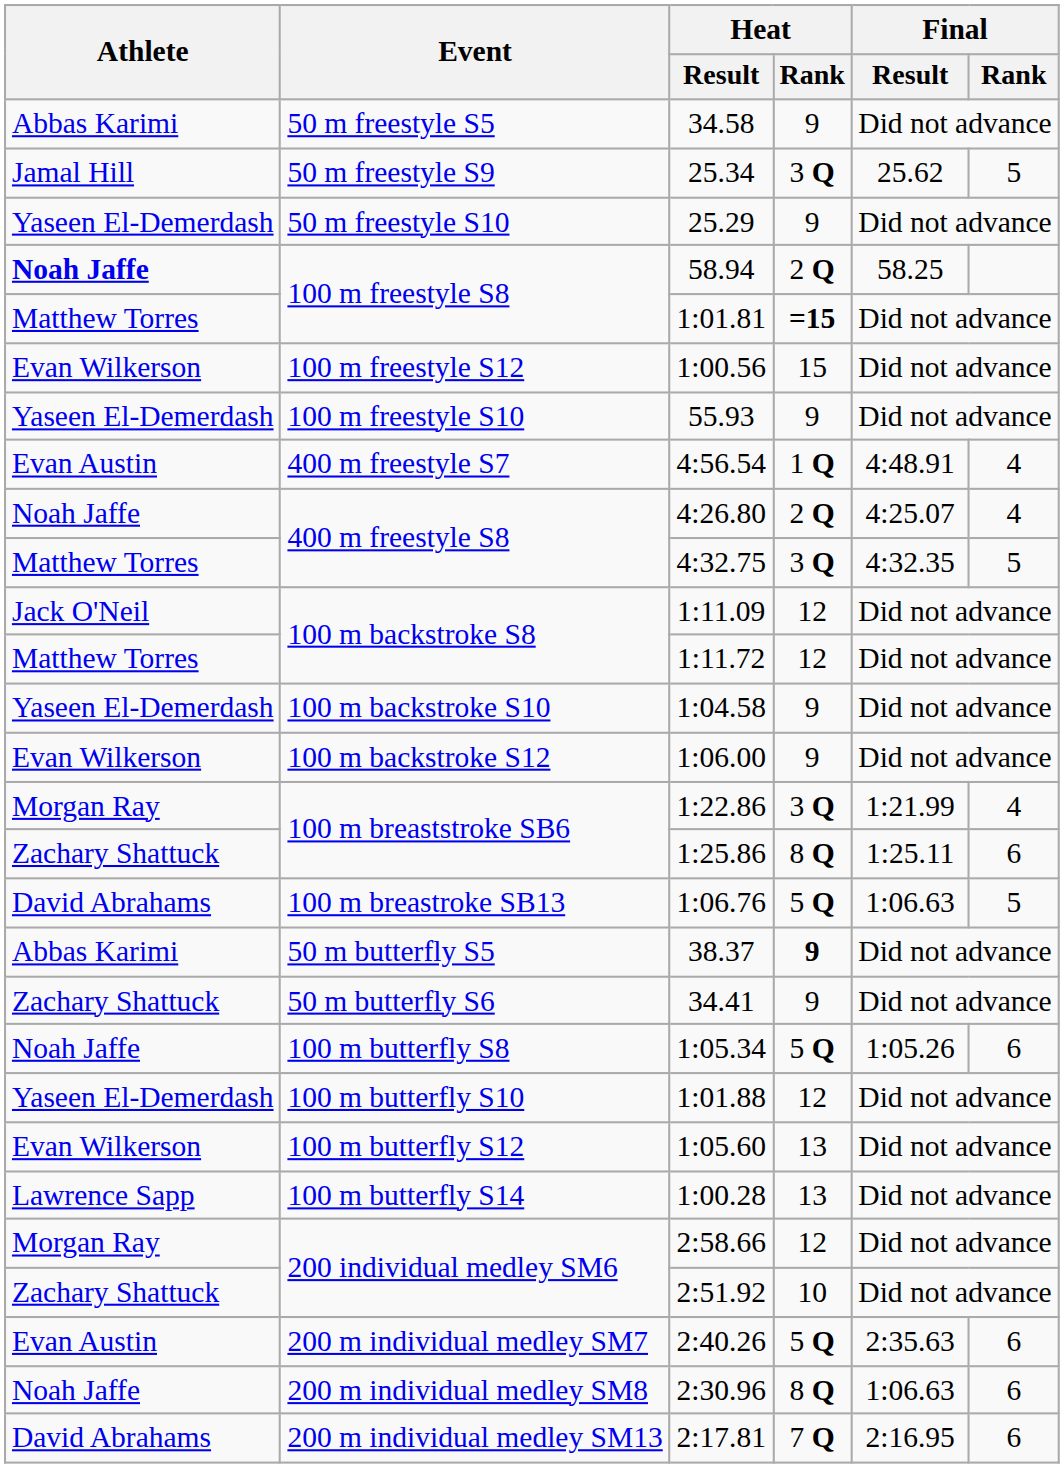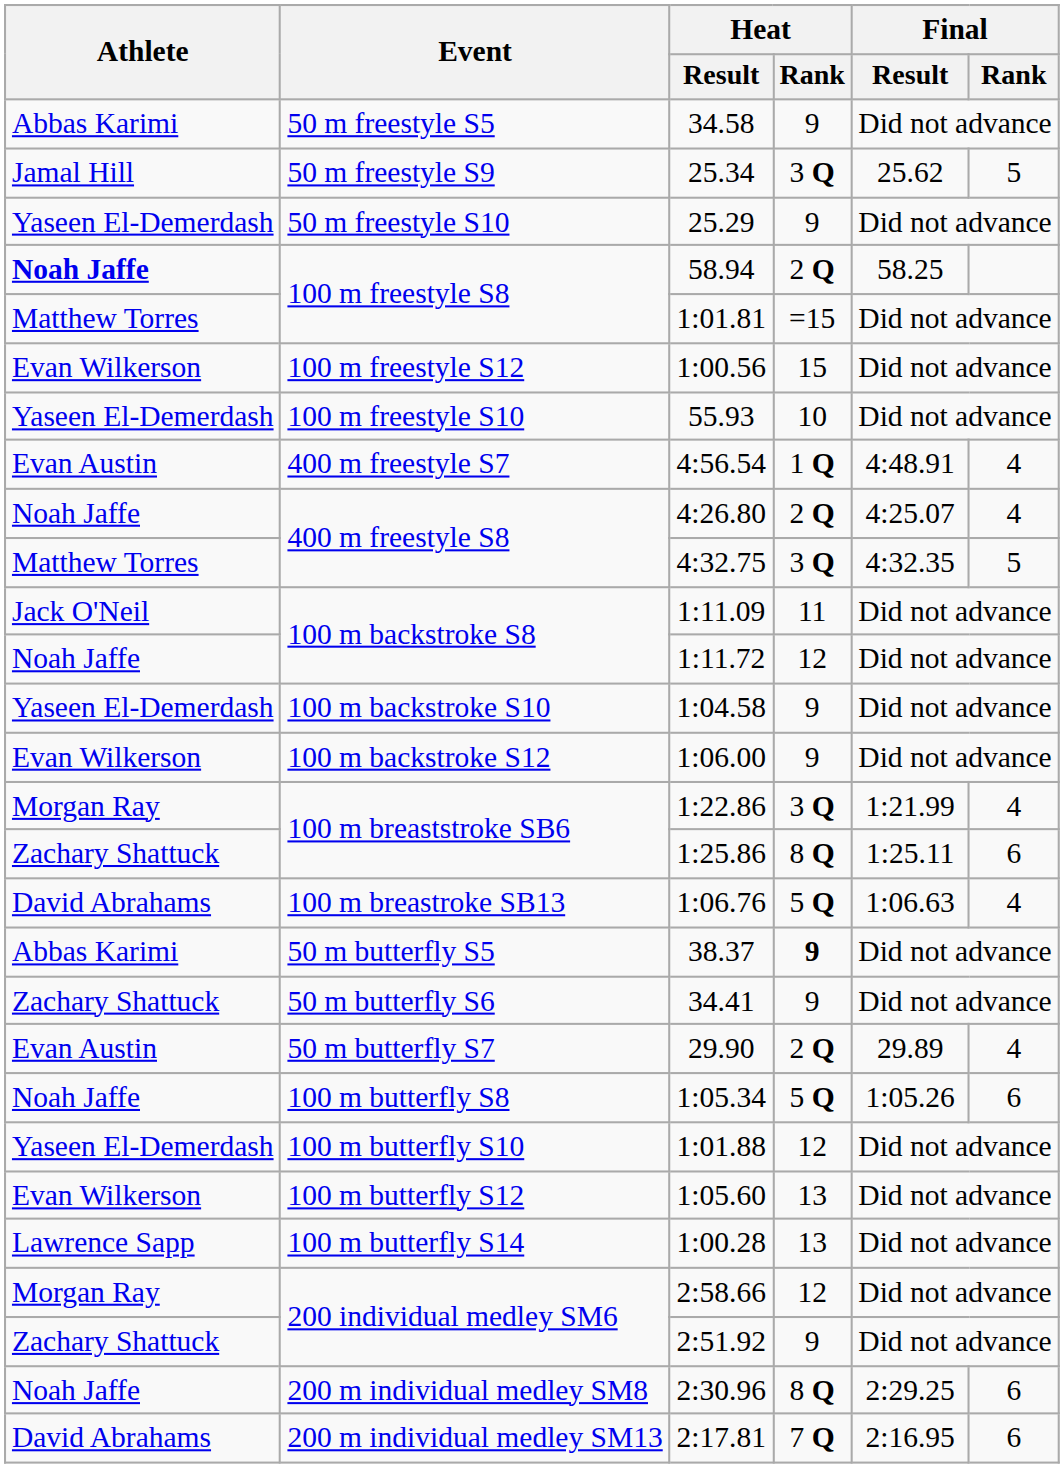(812, 318) bold -> (812, 318) normal
(812, 416) 9 -> (812, 416) 10
(812, 610) 12 -> (812, 610) 11
(105, 659) Matthew Torres -> (76, 659) Noah Jaffe
(1014, 902) 5 -> (1014, 902) 4
+ row: (721, 1049)
(812, 1292) 10 -> (812, 1341) 9
- row: (721, 1341)
(910, 1389) 1:06.63 -> (910, 1389) 2:29.25
